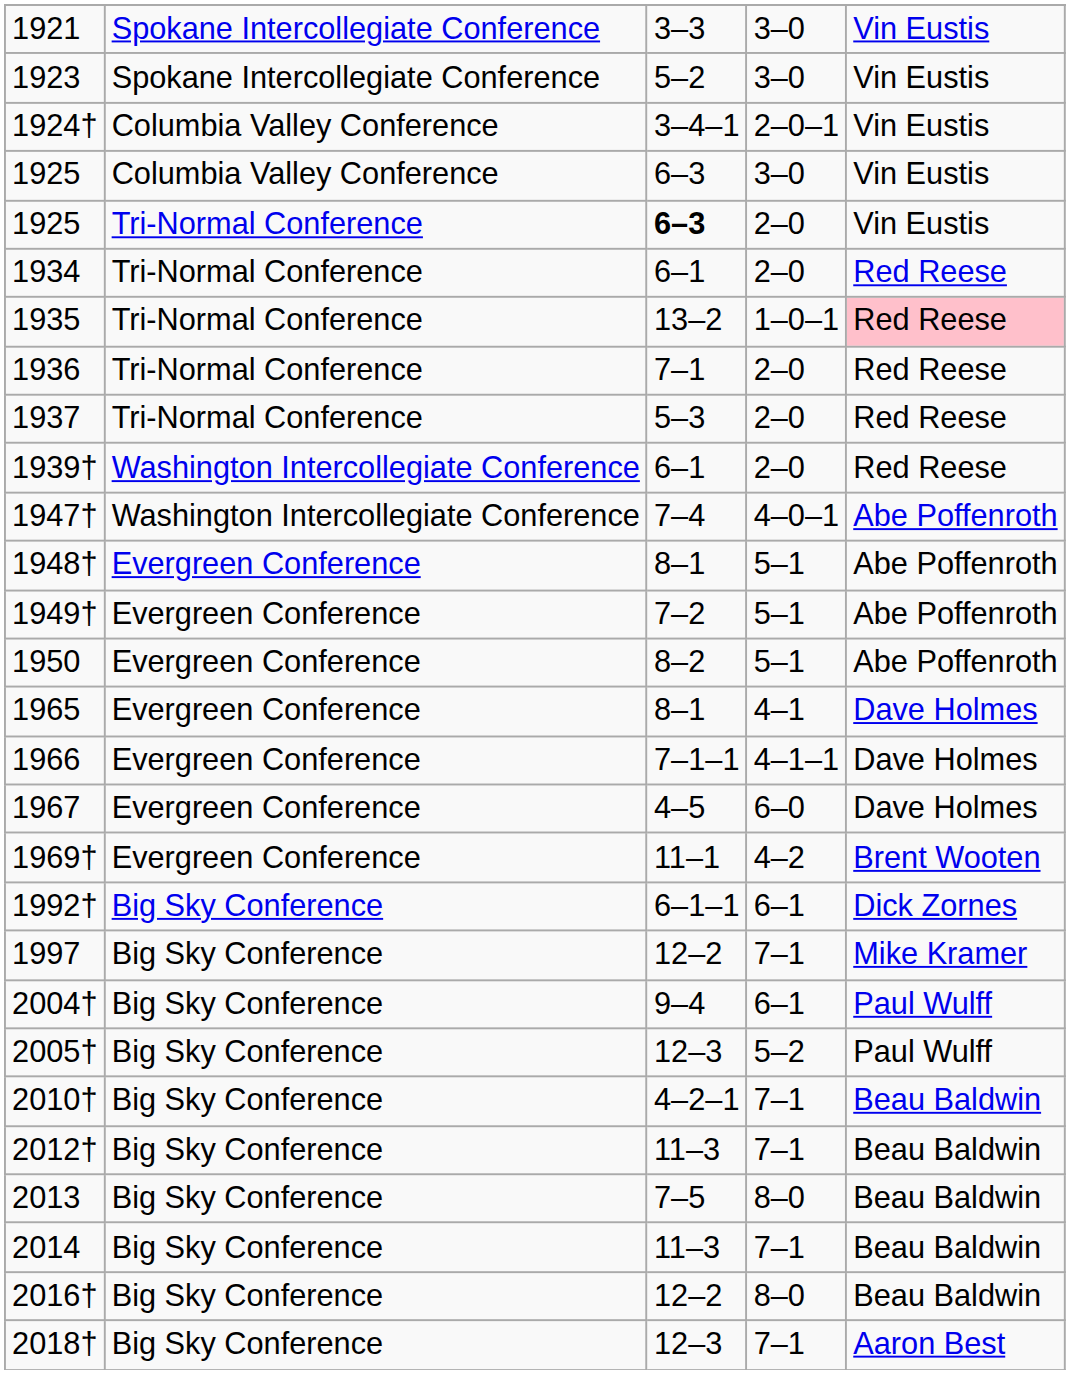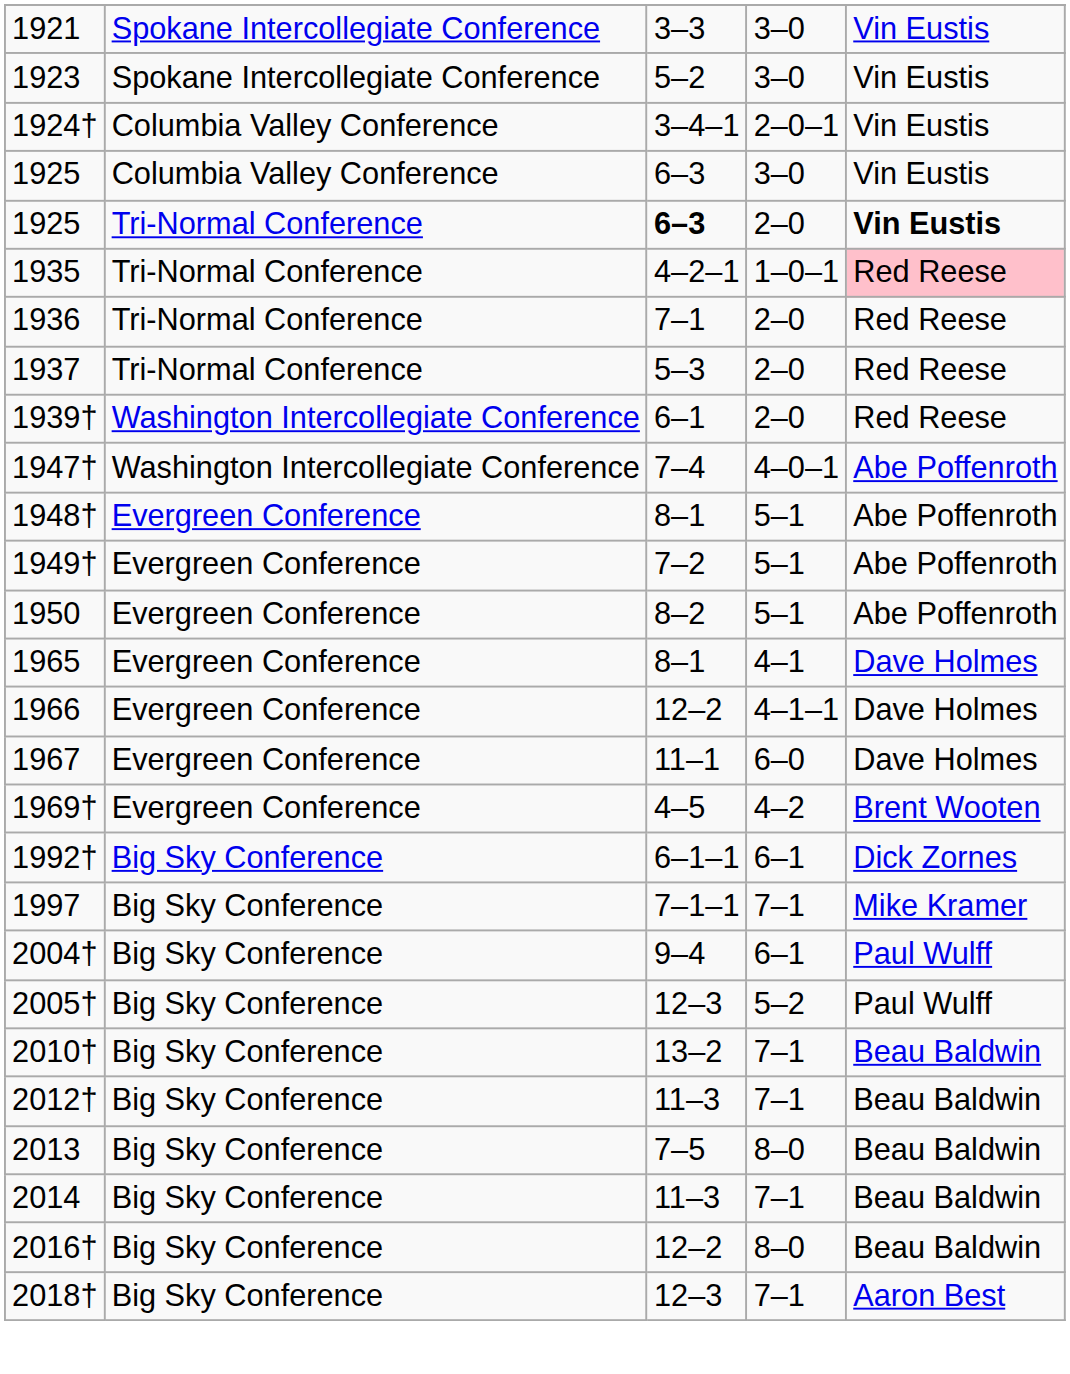(921, 223) normal -> (927, 223) bold
- row: (46, 272)
(688, 321) 13–2 -> (697, 272) 4–2–1
(697, 759) 7–1–1 -> (688, 710) 12–2
(680, 808) 4–5 -> (687, 759) 11–1
(687, 857) 11–1 -> (680, 808) 4–5
(688, 954) 12–2 -> (697, 905) 7–1–1
(697, 1100) 4–2–1 -> (688, 1051) 13–2
